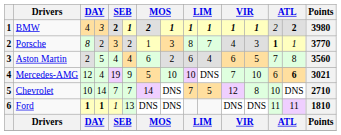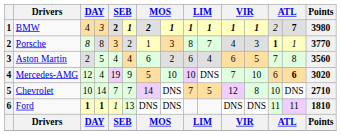(294, 27) 2 -> (294, 27) 7
(102, 43) 2 -> (102, 43) 8
(321, 74) 3021 -> (321, 74) 3020
